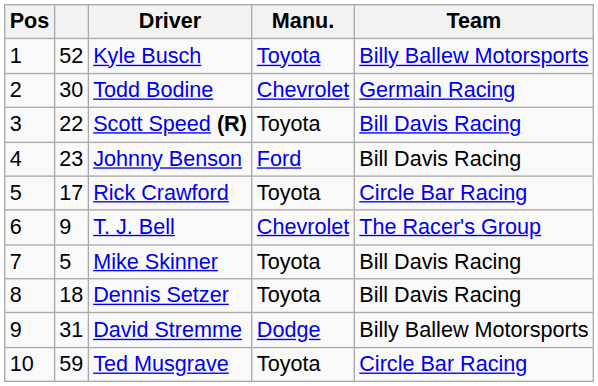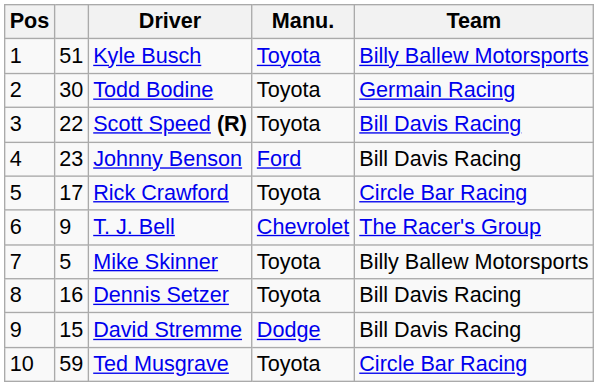(71, 55) 52 -> (71, 55) 51
(303, 90) Chevrolet -> (289, 90) Toyota
(440, 261) Bill Davis Racing -> (474, 261) Billy Ballew Motorsports
(71, 295) 18 -> (71, 295) 16
(71, 329) 31 -> (71, 329) 15
(474, 329) Billy Ballew Motorsports -> (440, 329) Bill Davis Racing
